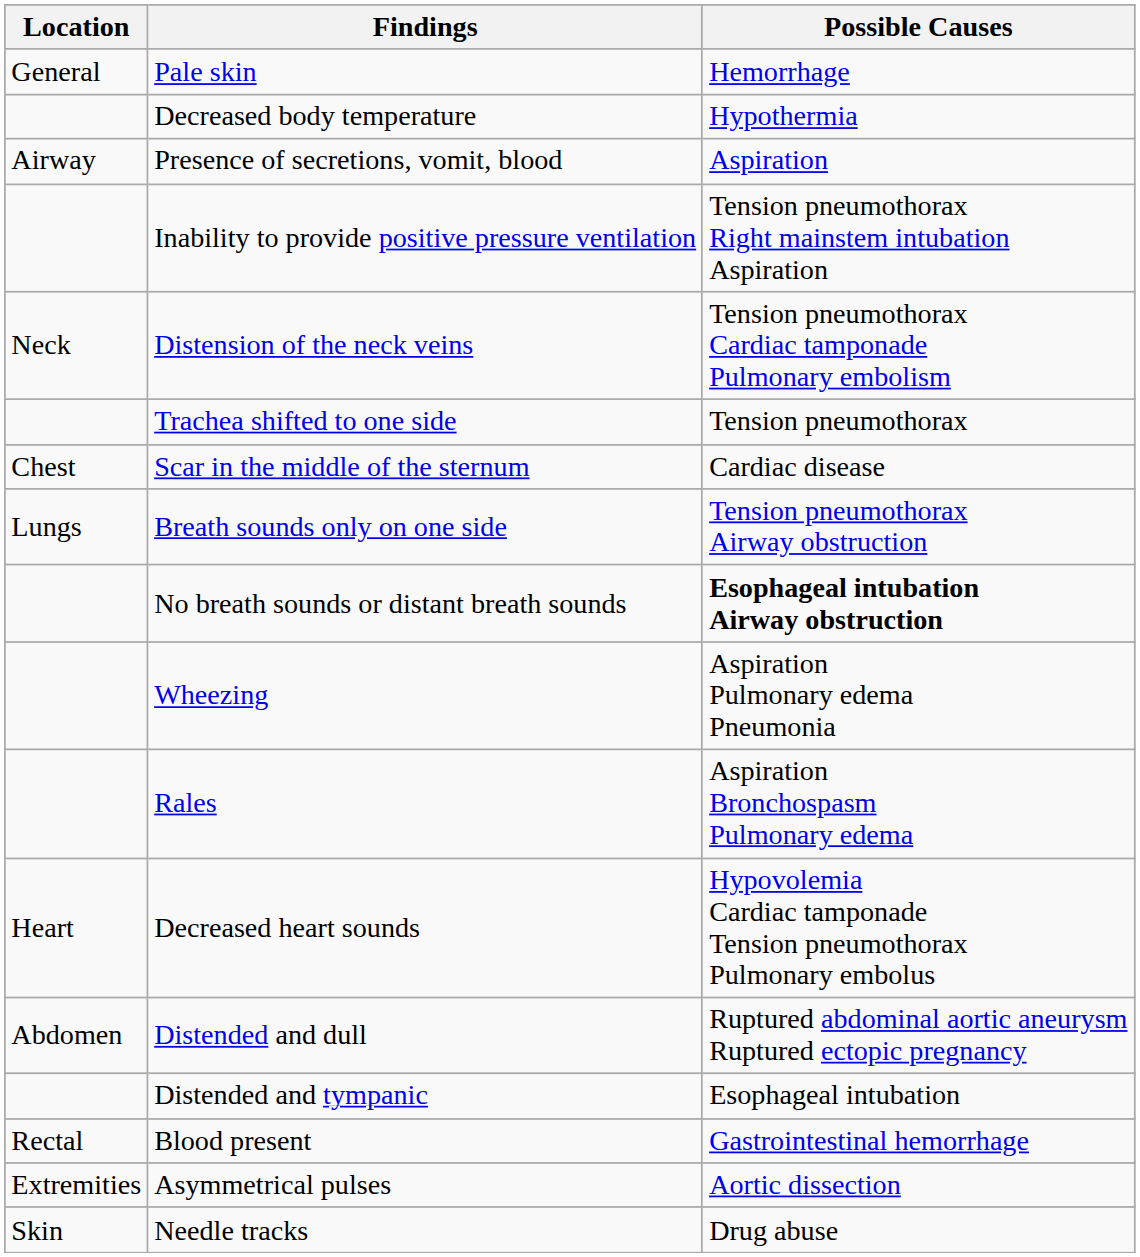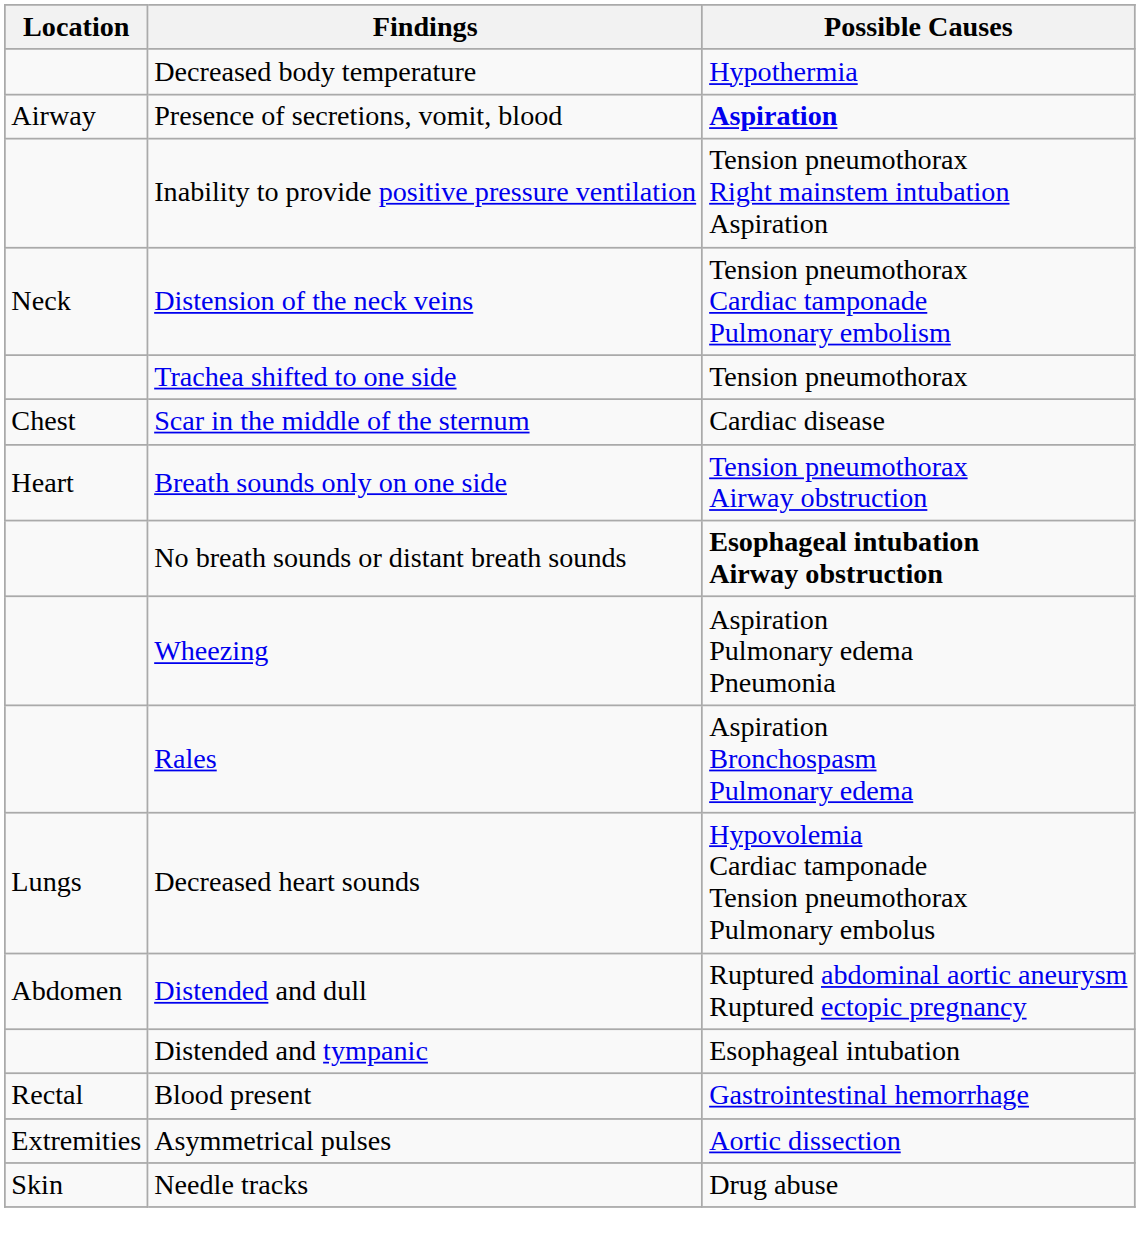- row: (205, 71)
(769, 160) normal -> (773, 116) bold
(47, 526) Lungs -> (43, 482) Heart
(43, 927) Heart -> (47, 882) Lungs
